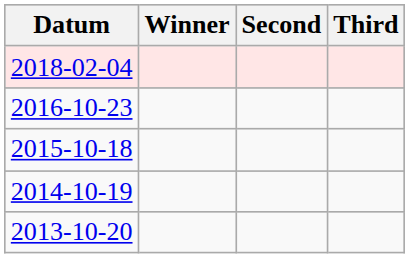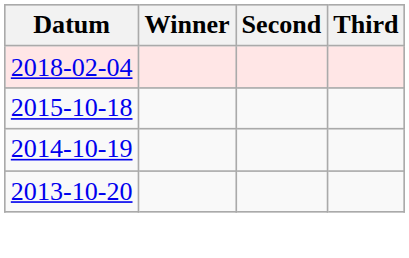- row: (72, 107)
